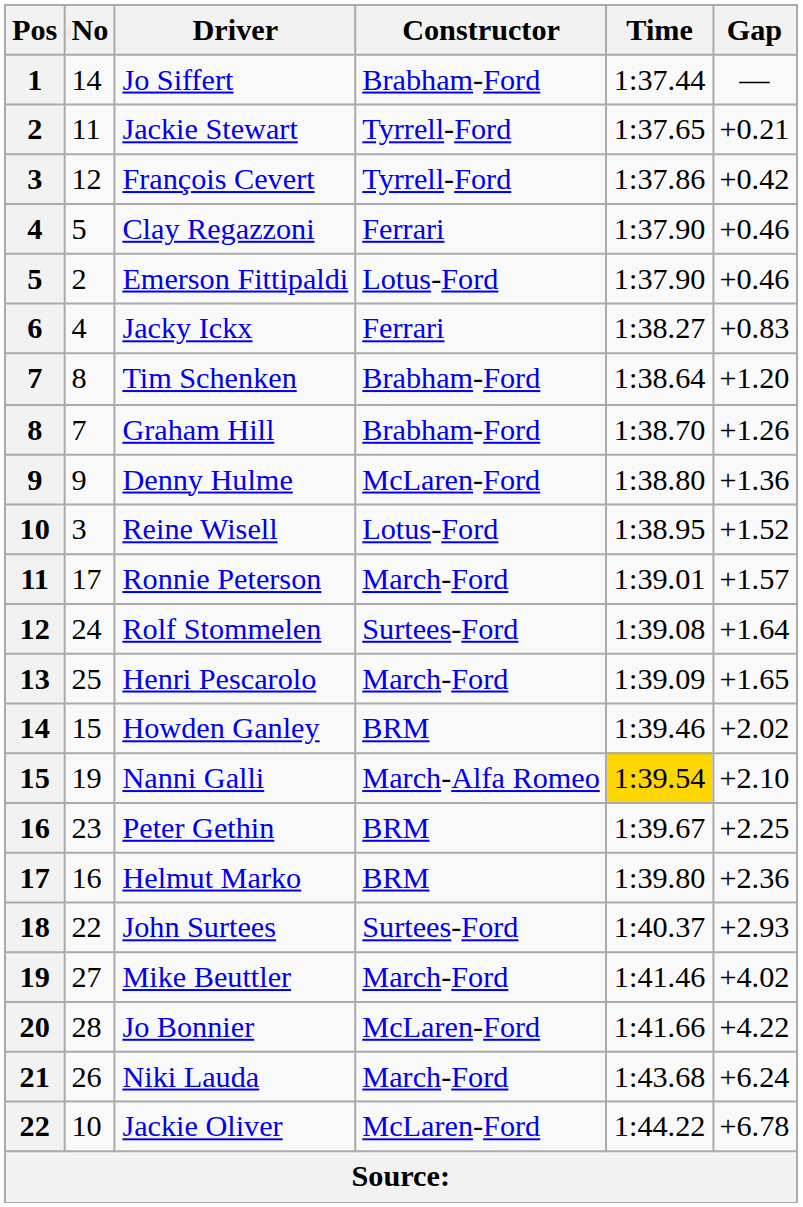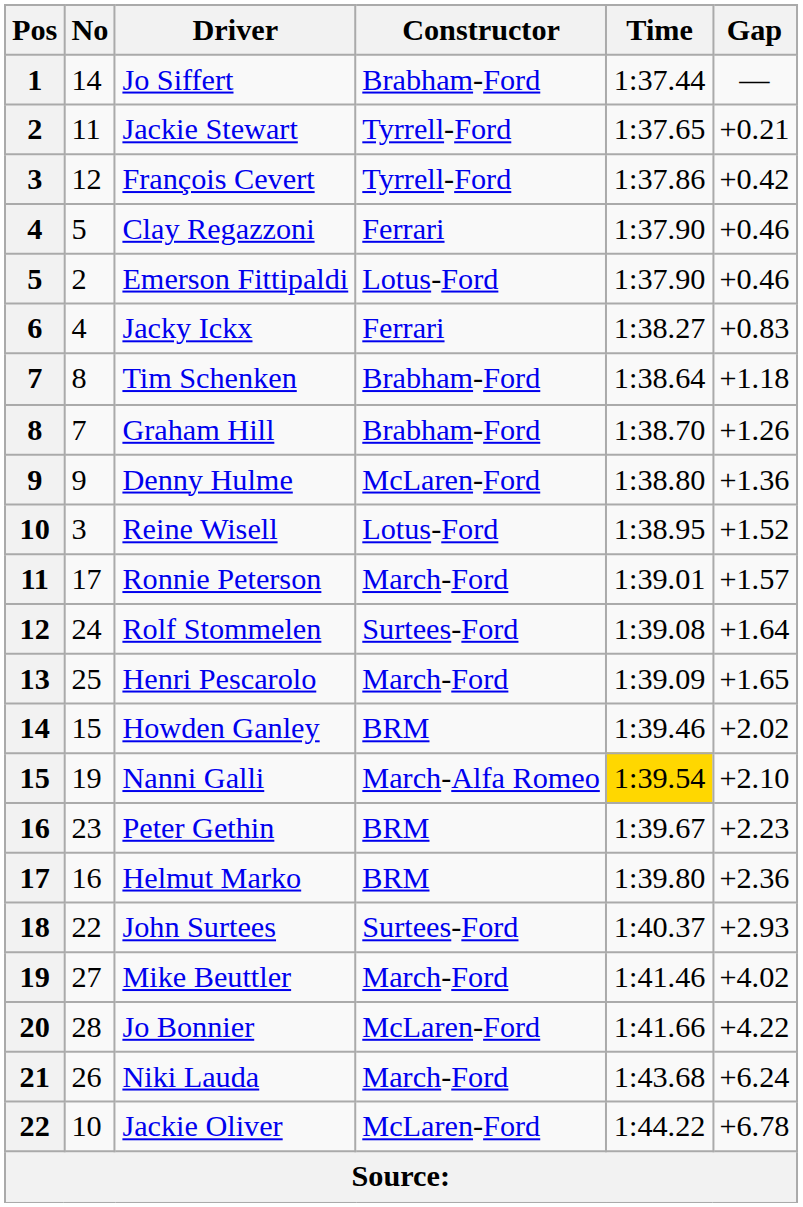(754, 378) +1.20 -> (754, 378) +1.18
(754, 827) +2.25 -> (754, 827) +2.23
